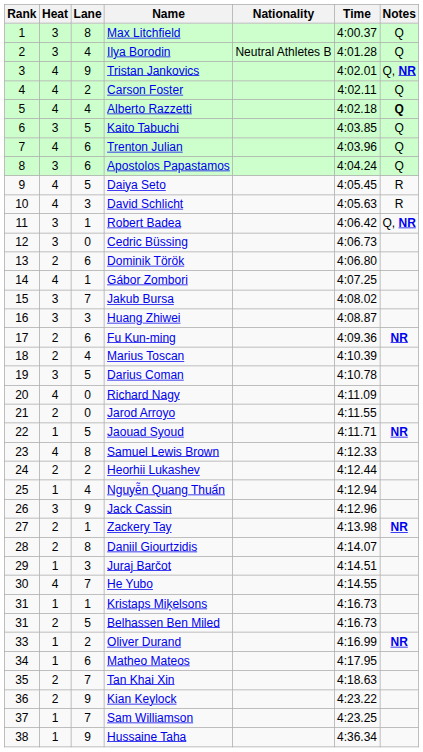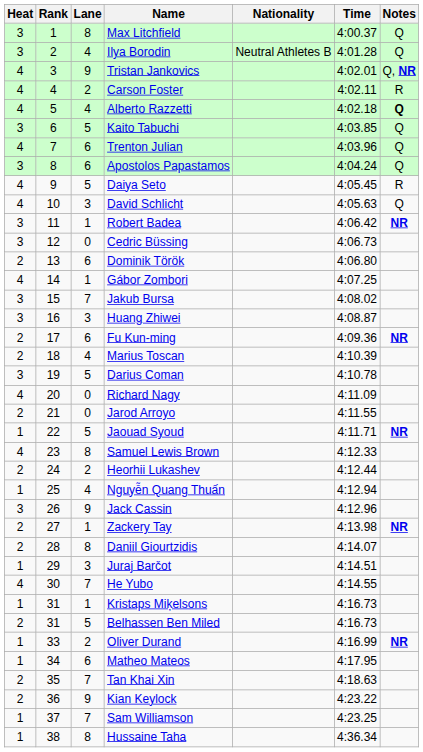columns swapped: (22, 14) <-> (55, 14)
(399, 90) Q -> (399, 90) R
(399, 204) R -> (399, 204) Q
(399, 223) Q, NR -> (399, 223) NR
(88, 737) 9 -> (88, 737) 8
